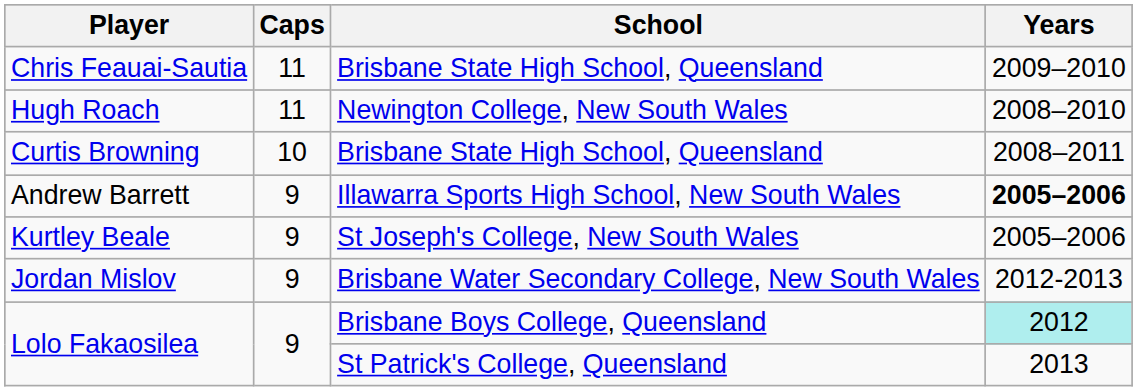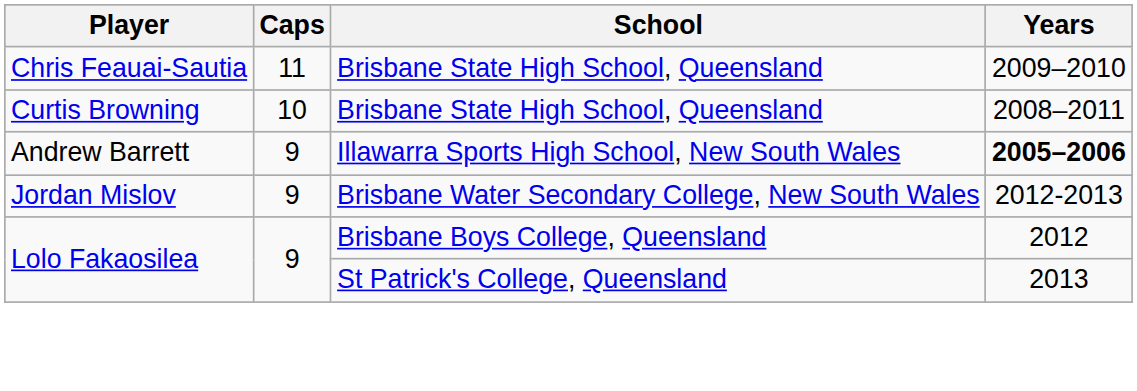- row: (85, 110)
- row: (90, 237)
(1059, 322) paleturquoise background -> (1059, 237) no background
